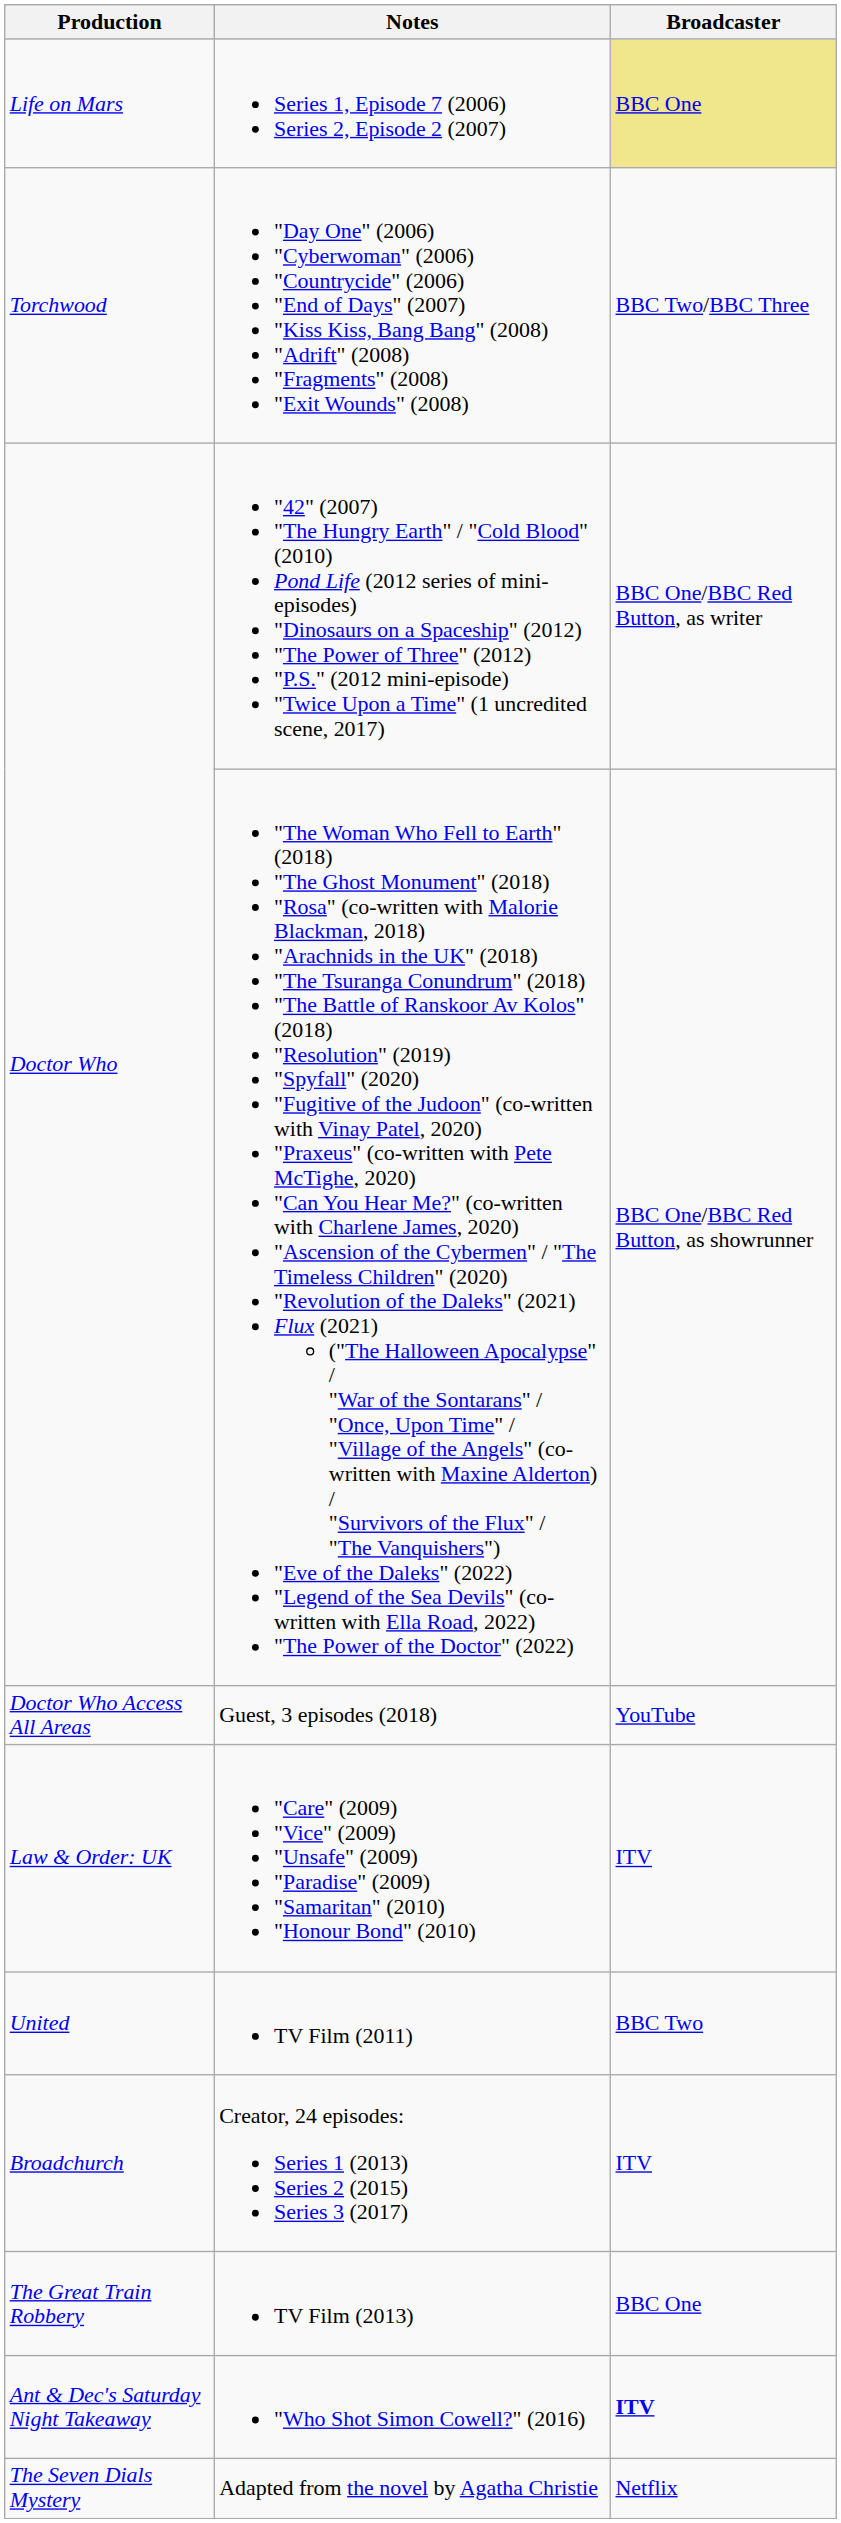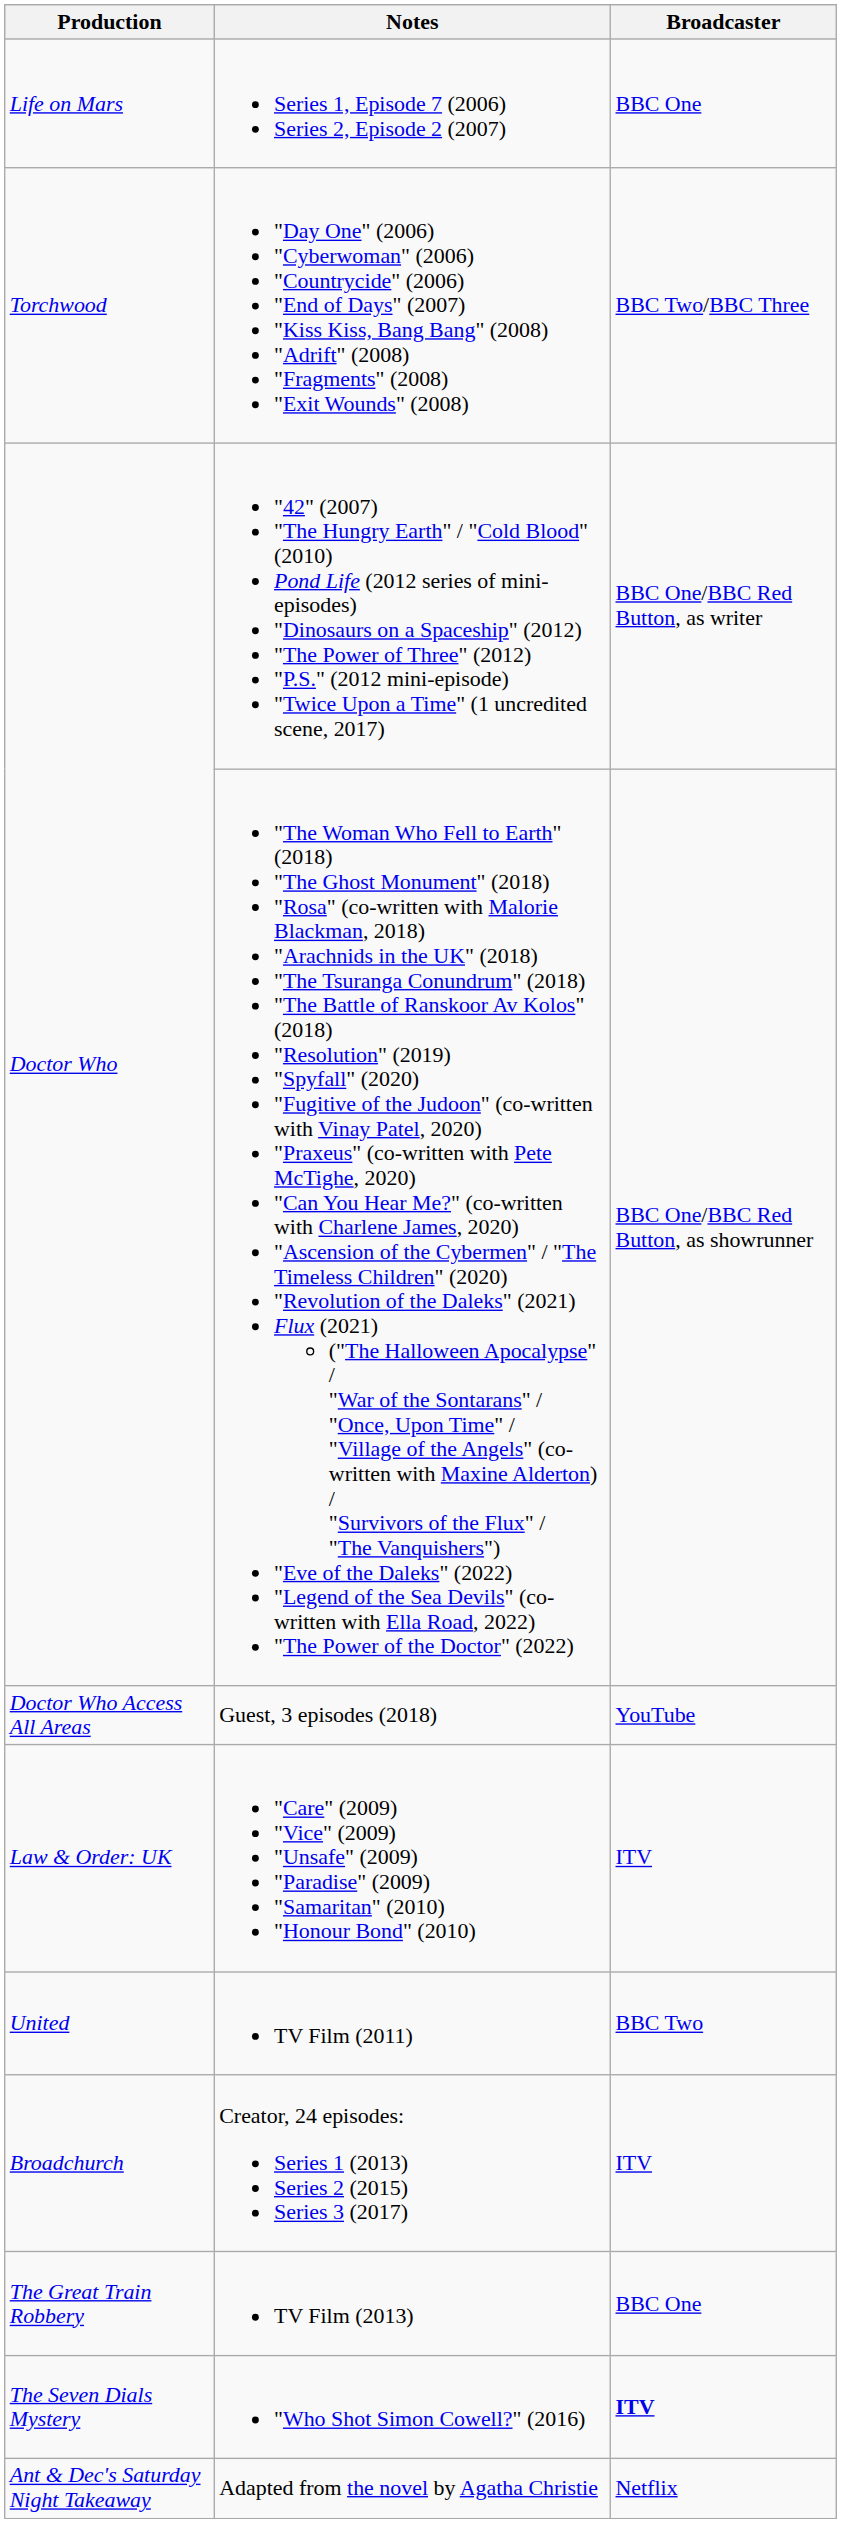(658, 103) khaki background -> (658, 103) no background
(105, 2406) Ant & Dec's Saturday Night Takeaway -> (81, 2406) The Seven Dials Mystery
(81, 2488) The Seven Dials Mystery -> (105, 2488) Ant & Dec's Saturday Night Takeaway
